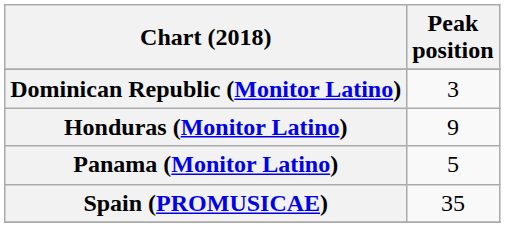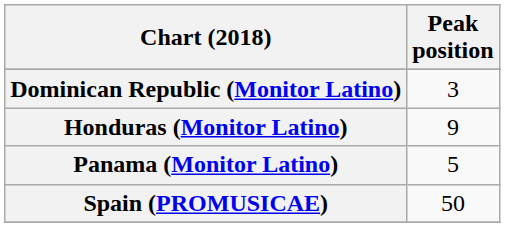(453, 202) 35 -> (453, 202) 50
